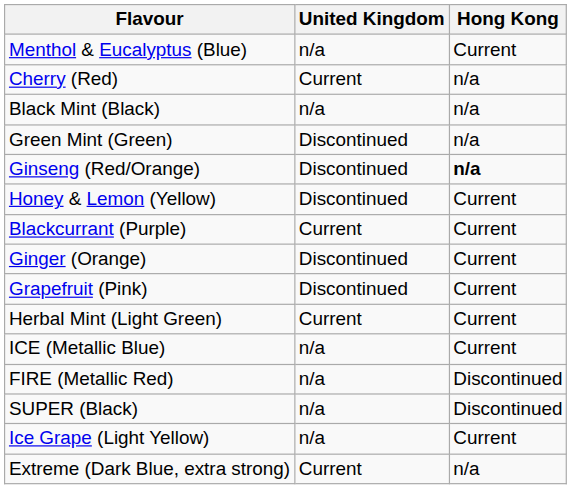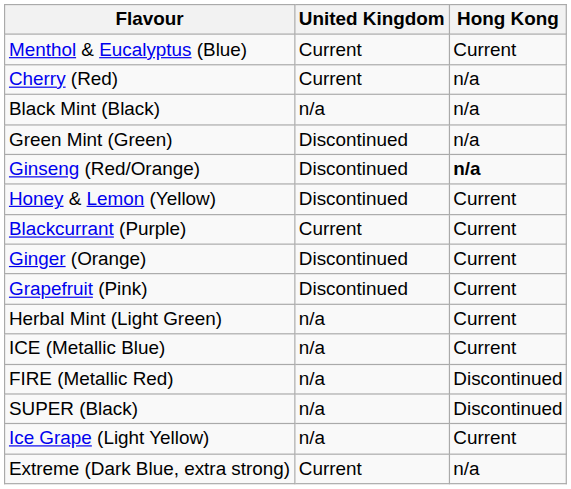(312, 49) n/a -> (330, 49) Current
(330, 318) Current -> (312, 318) n/a
